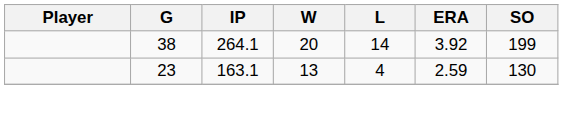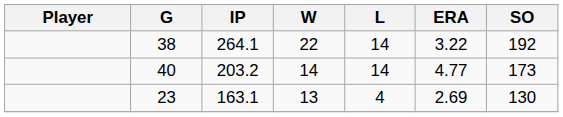(309, 44) 20 -> (309, 44) 22
(451, 44) 3.92 -> (451, 44) 3.22
(522, 44) 199 -> (522, 44) 192
+ row: (167, 71)
(451, 71) 2.59 -> (451, 97) 2.69
